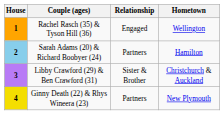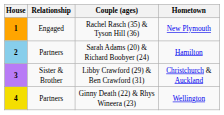columns swapped: (69, 11) <-> (135, 11)
(189, 29) Wellington -> (189, 29) New Plymouth
(189, 98) New Plymouth -> (189, 98) Wellington
